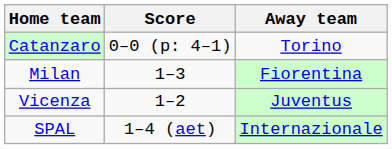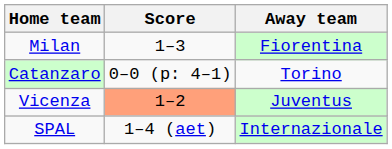rows swapped: (55, 74) <-> (55, 46)
(170, 102) no background -> (170, 102) lightsalmon background
